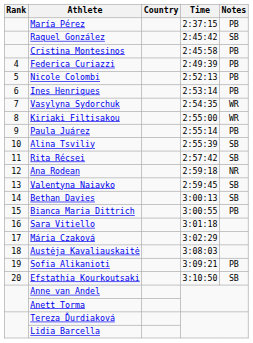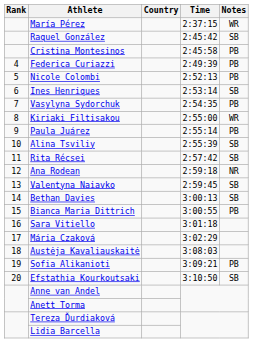(234, 25) PB -> (234, 25) WR
(234, 92) PB -> (234, 92) SB
(234, 105) WR -> (234, 105) PB
